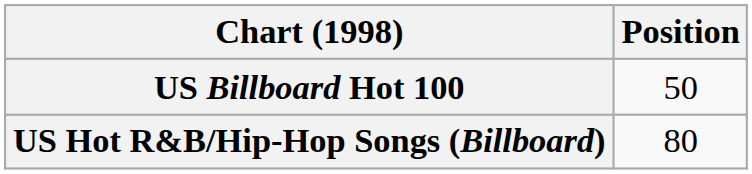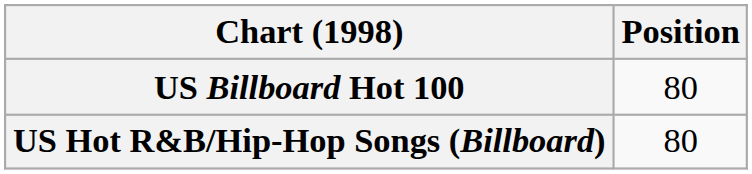(681, 86) 50 -> (681, 86) 80
